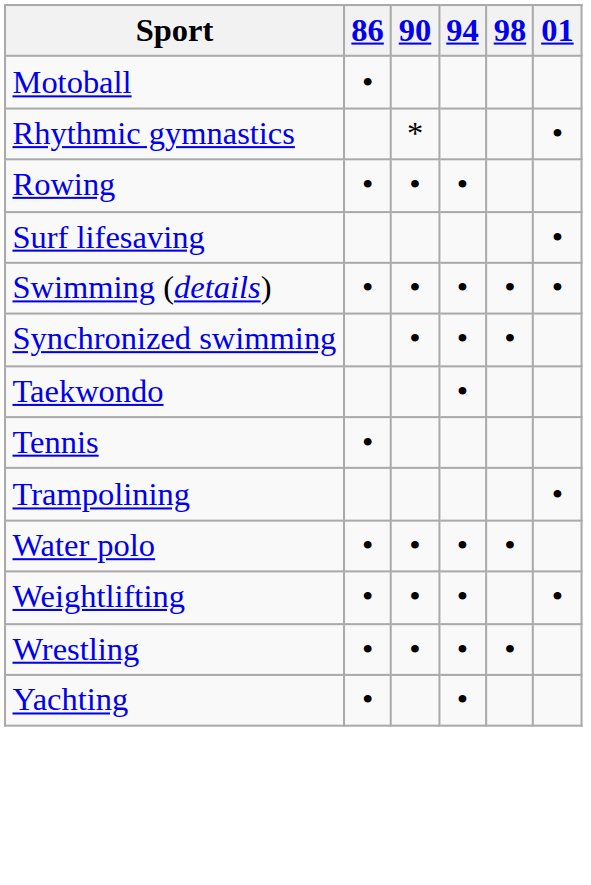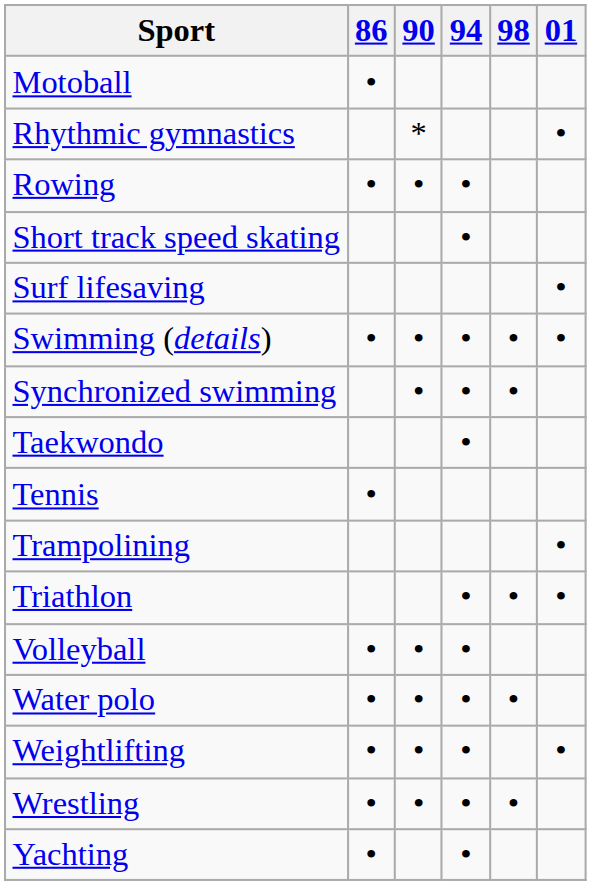+ row: (176, 236)
+ row: (72, 596)
+ row: (79, 648)
